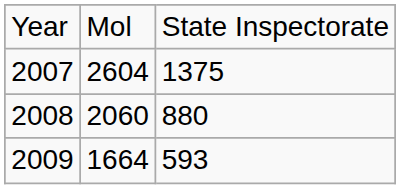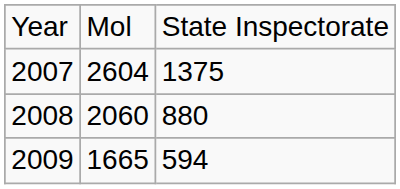(118, 159) 1664 -> (118, 159) 1665
(185, 159) 593 -> (185, 159) 594
